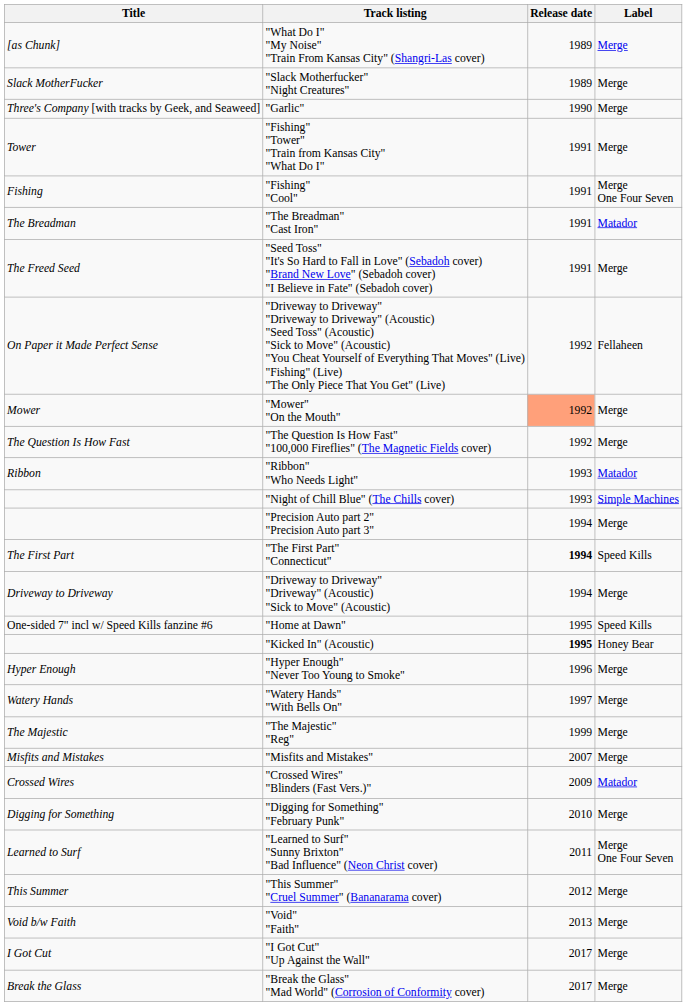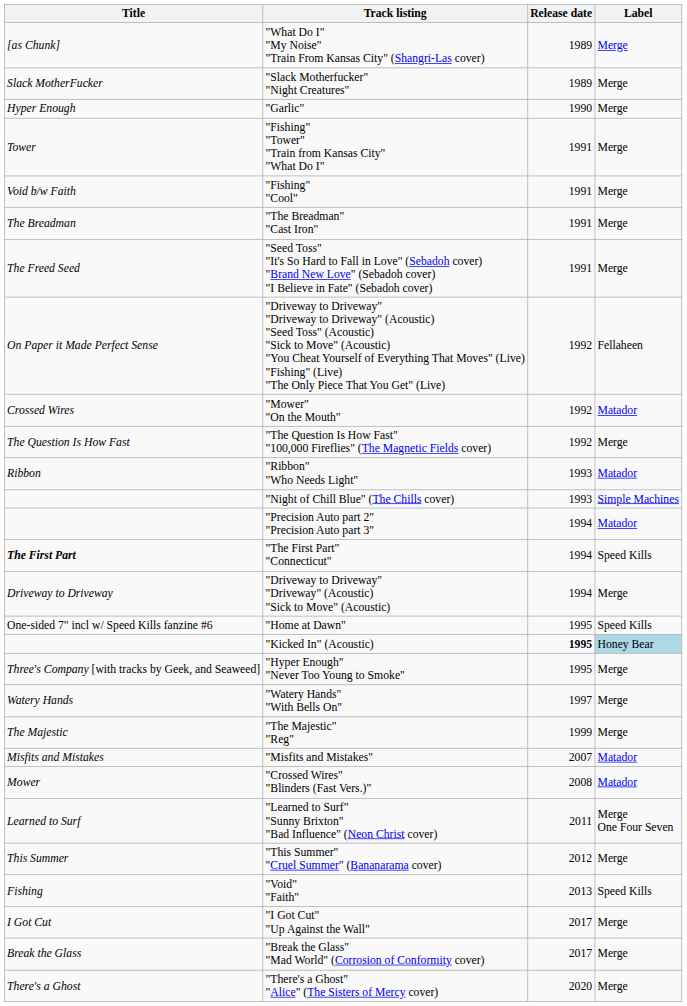(134, 108) Three's Company [with tracks by Geek, and Seaweed] -> (41, 108) Hyper Enough
(25, 191) Fishing -> (41, 191) Void b/w Faith
(635, 191) Merge One Four Seven -> (613, 191) Merge
(617, 223) Matador -> (613, 223) Merge
(24, 410) Mower -> (41, 410) Crossed Wires
(580, 410) lightsalmon background -> (580, 410) no background
(613, 410) Merge -> (617, 410) Matador
(613, 523) Merge -> (617, 523) Matador
(40, 555) normal -> (41, 555) bold
(580, 555) bold -> (580, 555) normal
(626, 644) no background -> (626, 644) lightblue background
(41, 669) Hyper Enough -> (134, 669) Three's Company [with tracks by Geek, and Seaweed]
(580, 669) 1996 -> (580, 669) 1995
(613, 757) Merge -> (617, 757) Matador
(41, 782) Crossed Wires -> (24, 782) Mower
(580, 782) 2009 -> (580, 782) 2008
- row: (325, 814)
(41, 922) Void b/w Faith -> (25, 890) Fishing
(613, 922) Merge -> (625, 890) Speed Kills
+ row: (352, 985)
